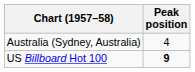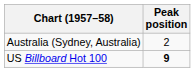(166, 42) 4 -> (166, 42) 2
